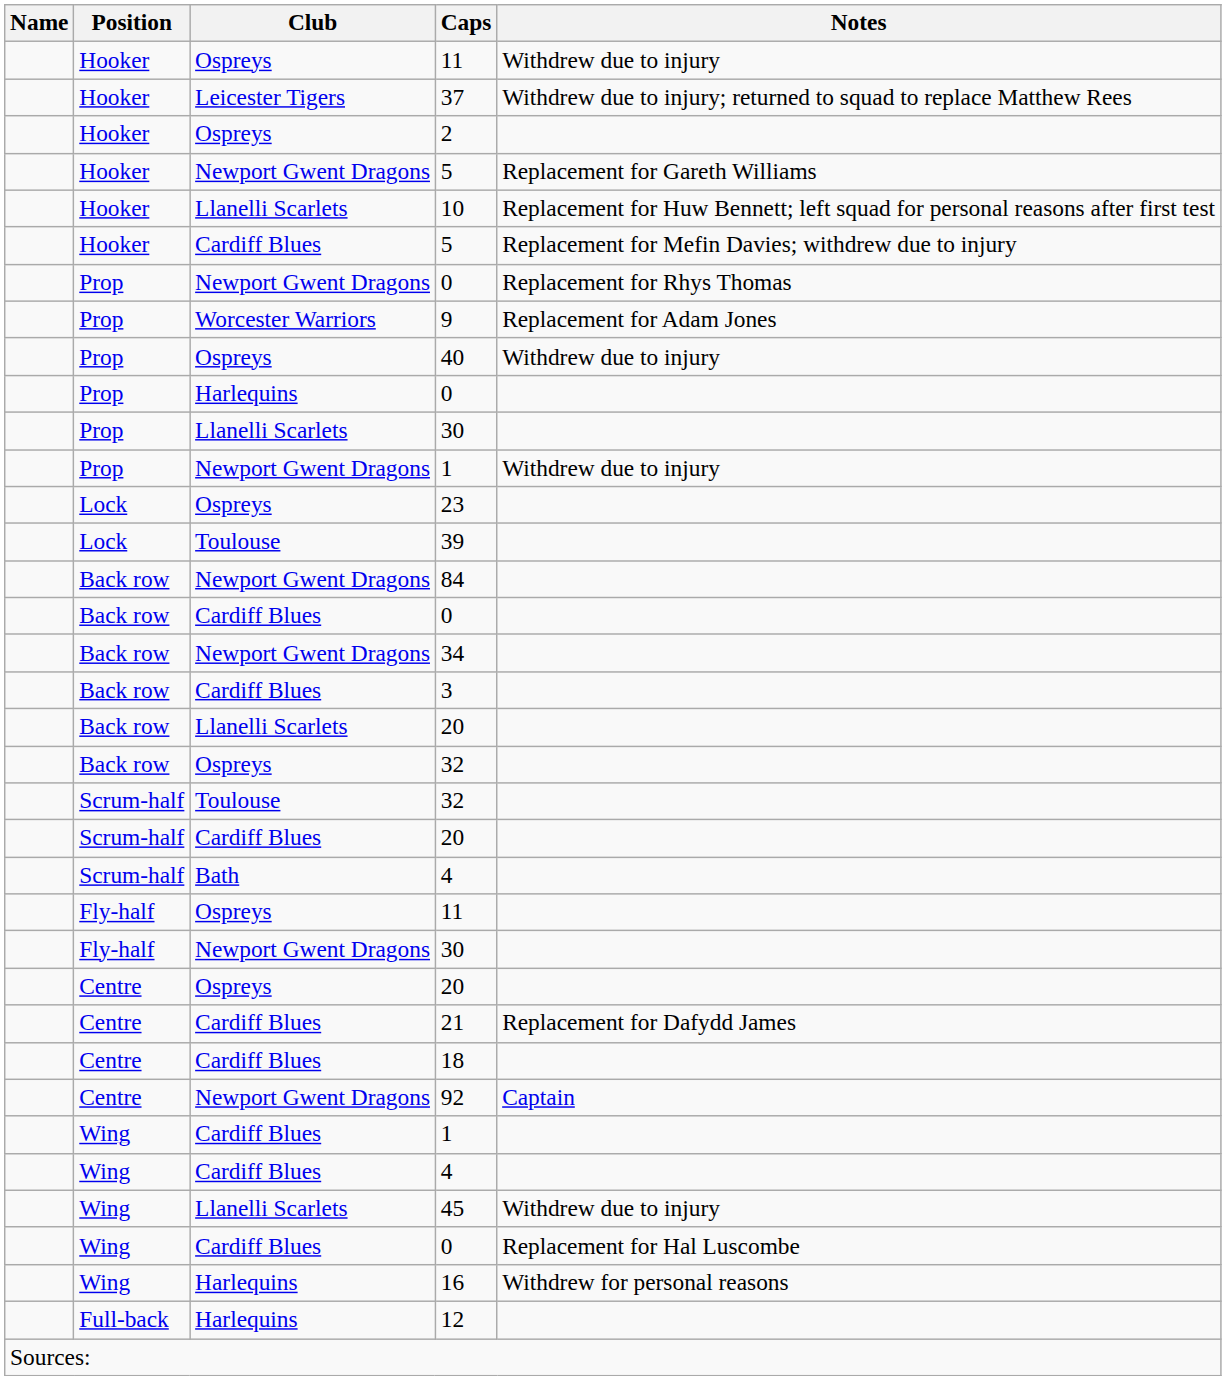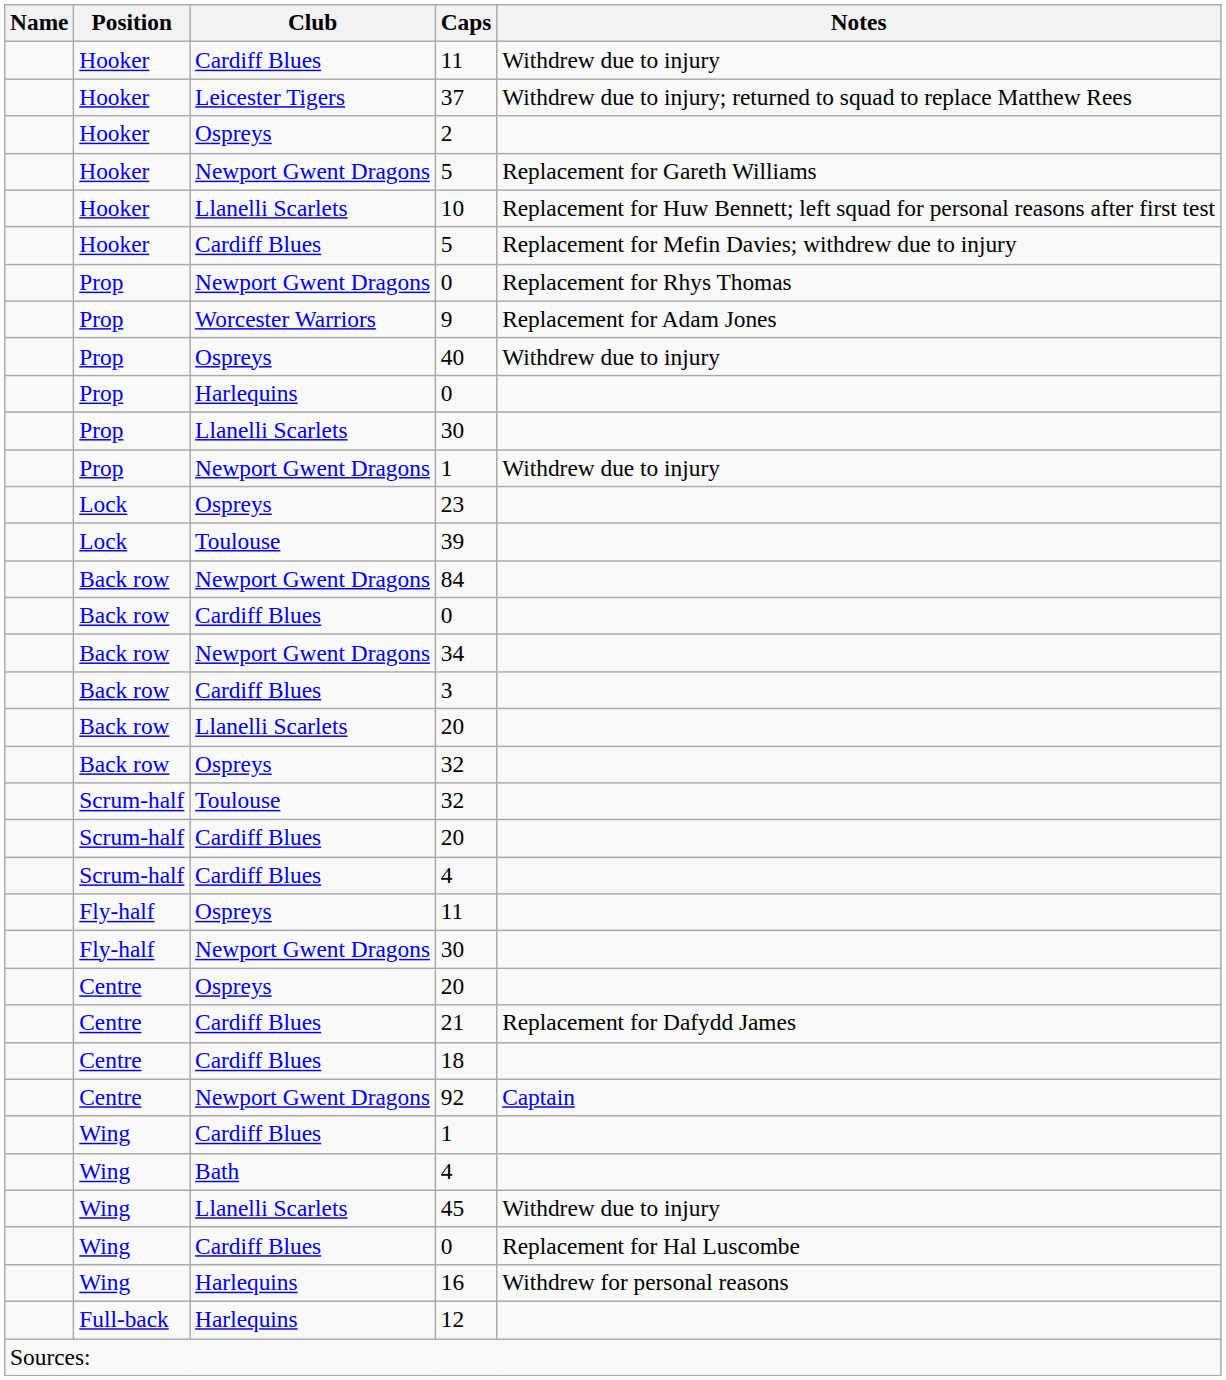(233, 60) Ospreys -> (258, 60) Cardiff Blues
(217, 875) Bath -> (258, 875) Cardiff Blues
(258, 1171) Cardiff Blues -> (217, 1171) Bath
